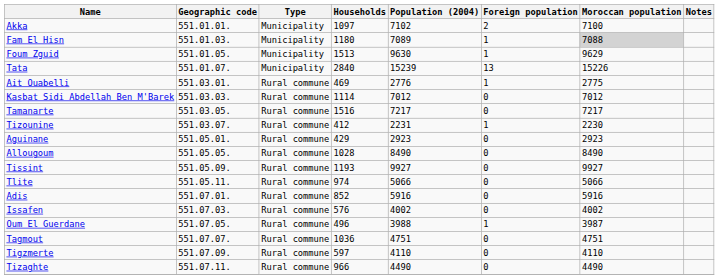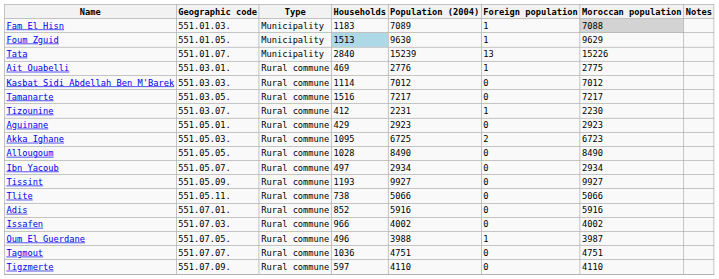- row: (17, 26)
(344, 40) 1180 -> (344, 26) 1183
(344, 54) no background -> (344, 40) lightblue background
+ row: (35, 139)
+ row: (33, 168)
(341, 182) 974 -> (341, 196) 738
(341, 210) 576 -> (341, 224) 966
- row: (27, 267)
